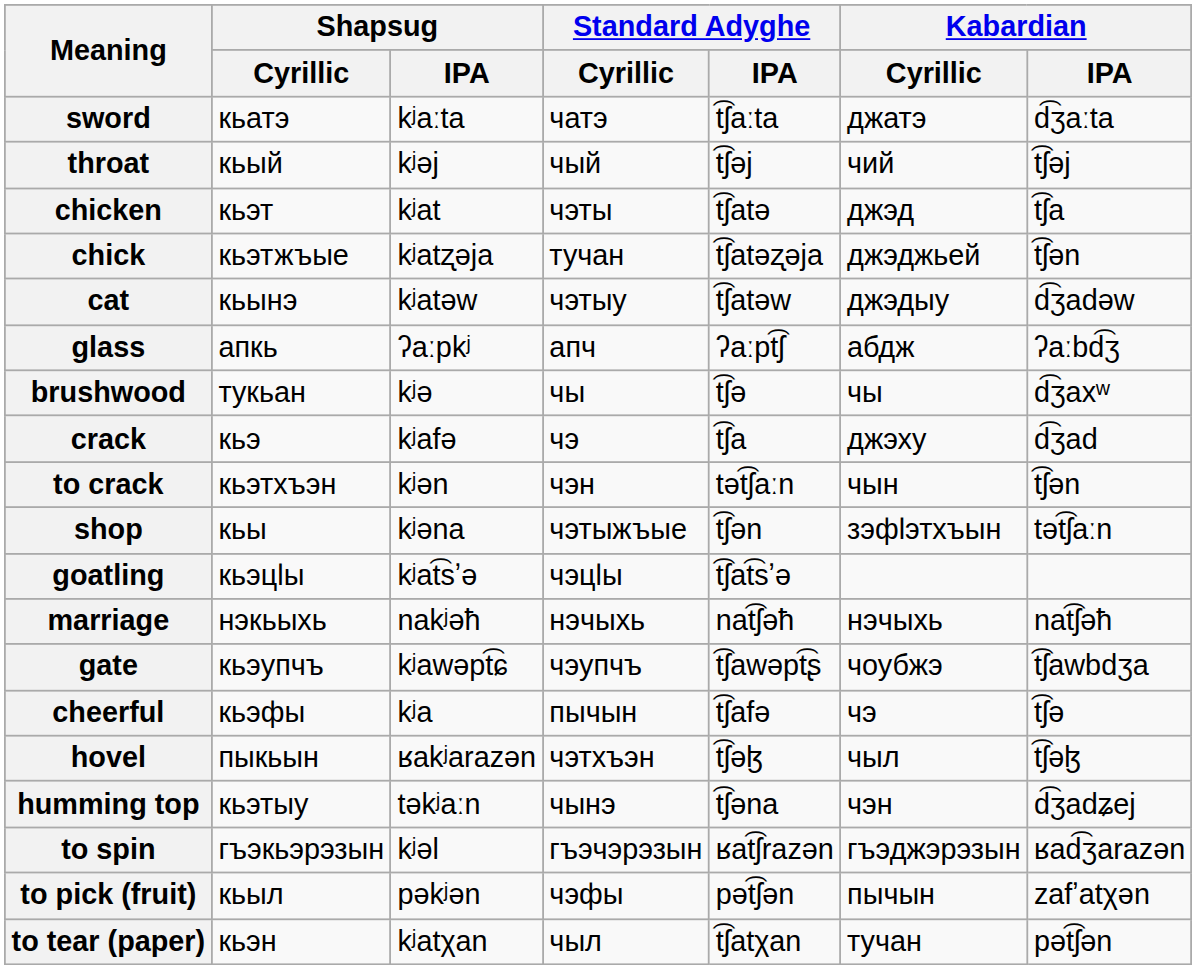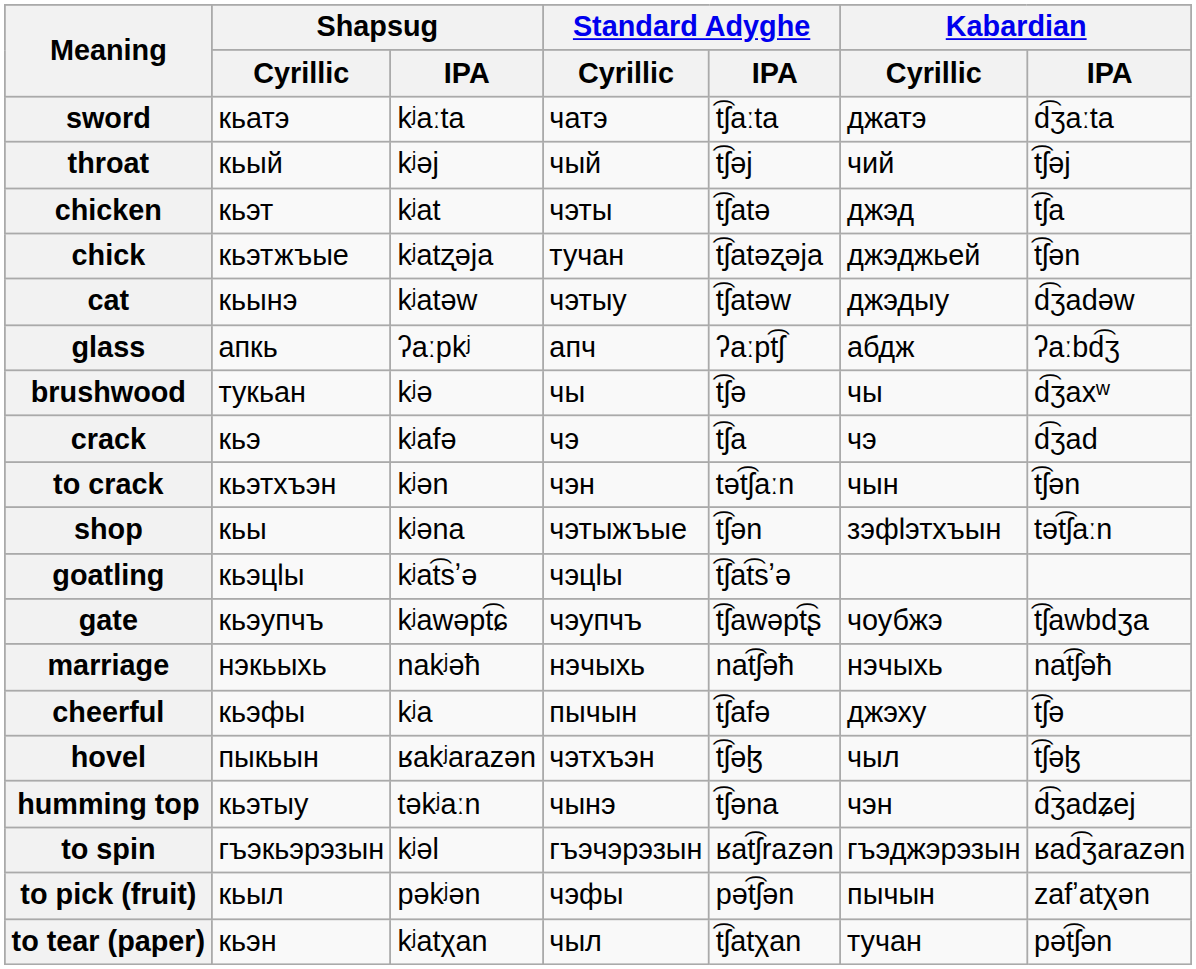(887, 438) джэху -> (862, 438) чэ
rows swapped: (108, 666) <-> (108, 621)
(862, 712) чэ -> (887, 712) джэху
